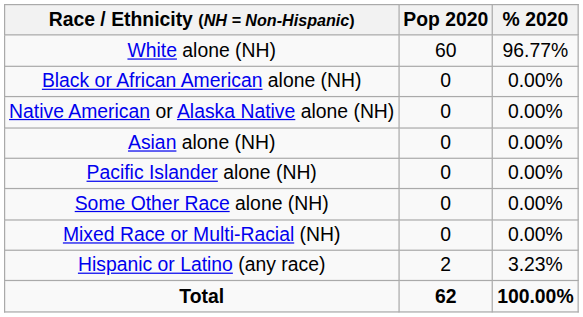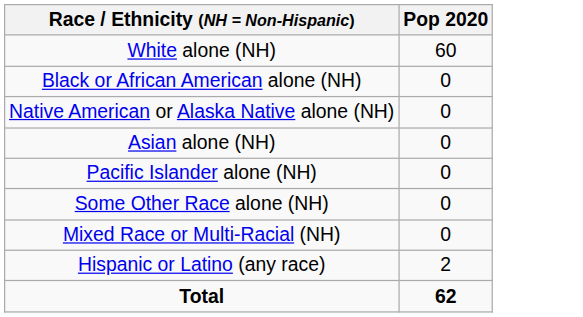- column: (535, 19)
